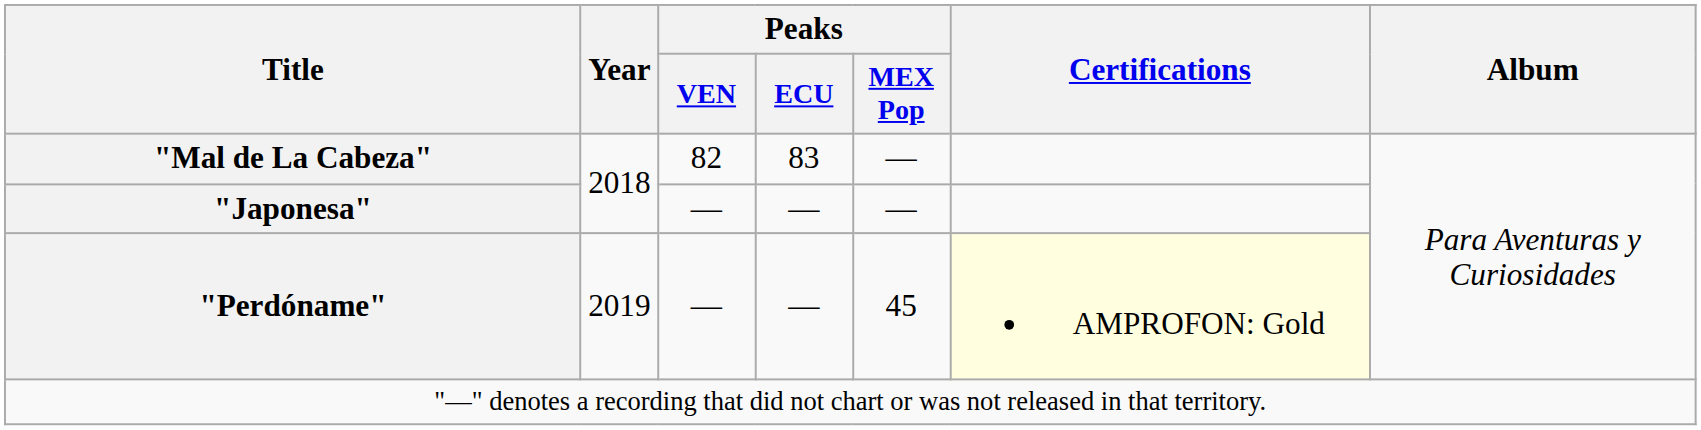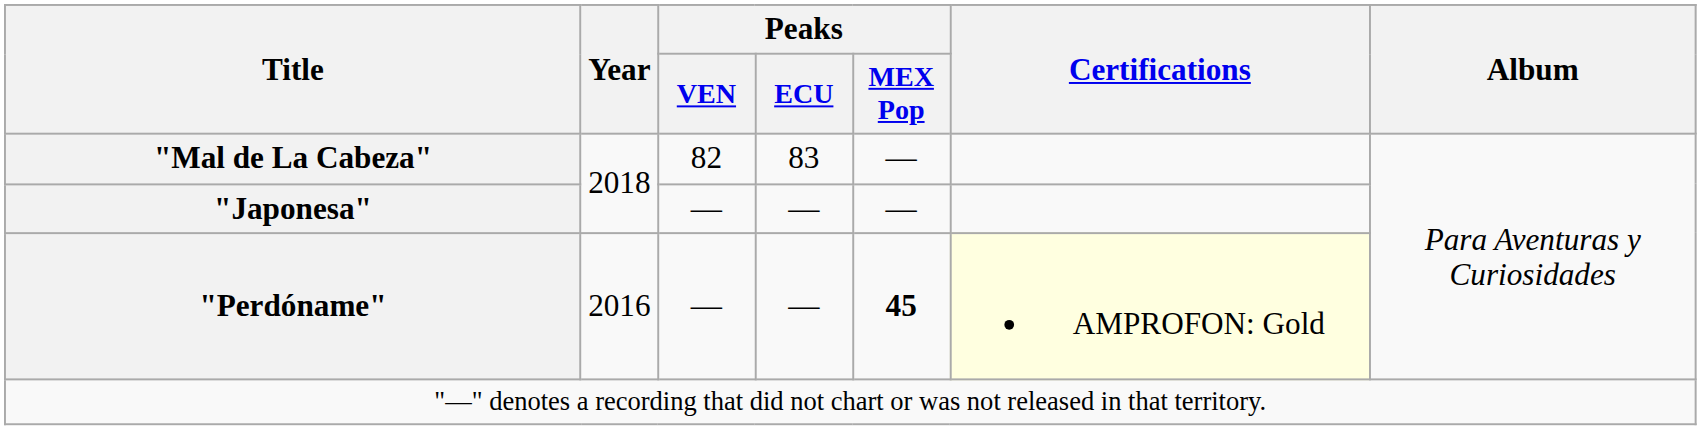(619, 305) 2019 -> (619, 305) 2016
(901, 305) normal -> (901, 305) bold
